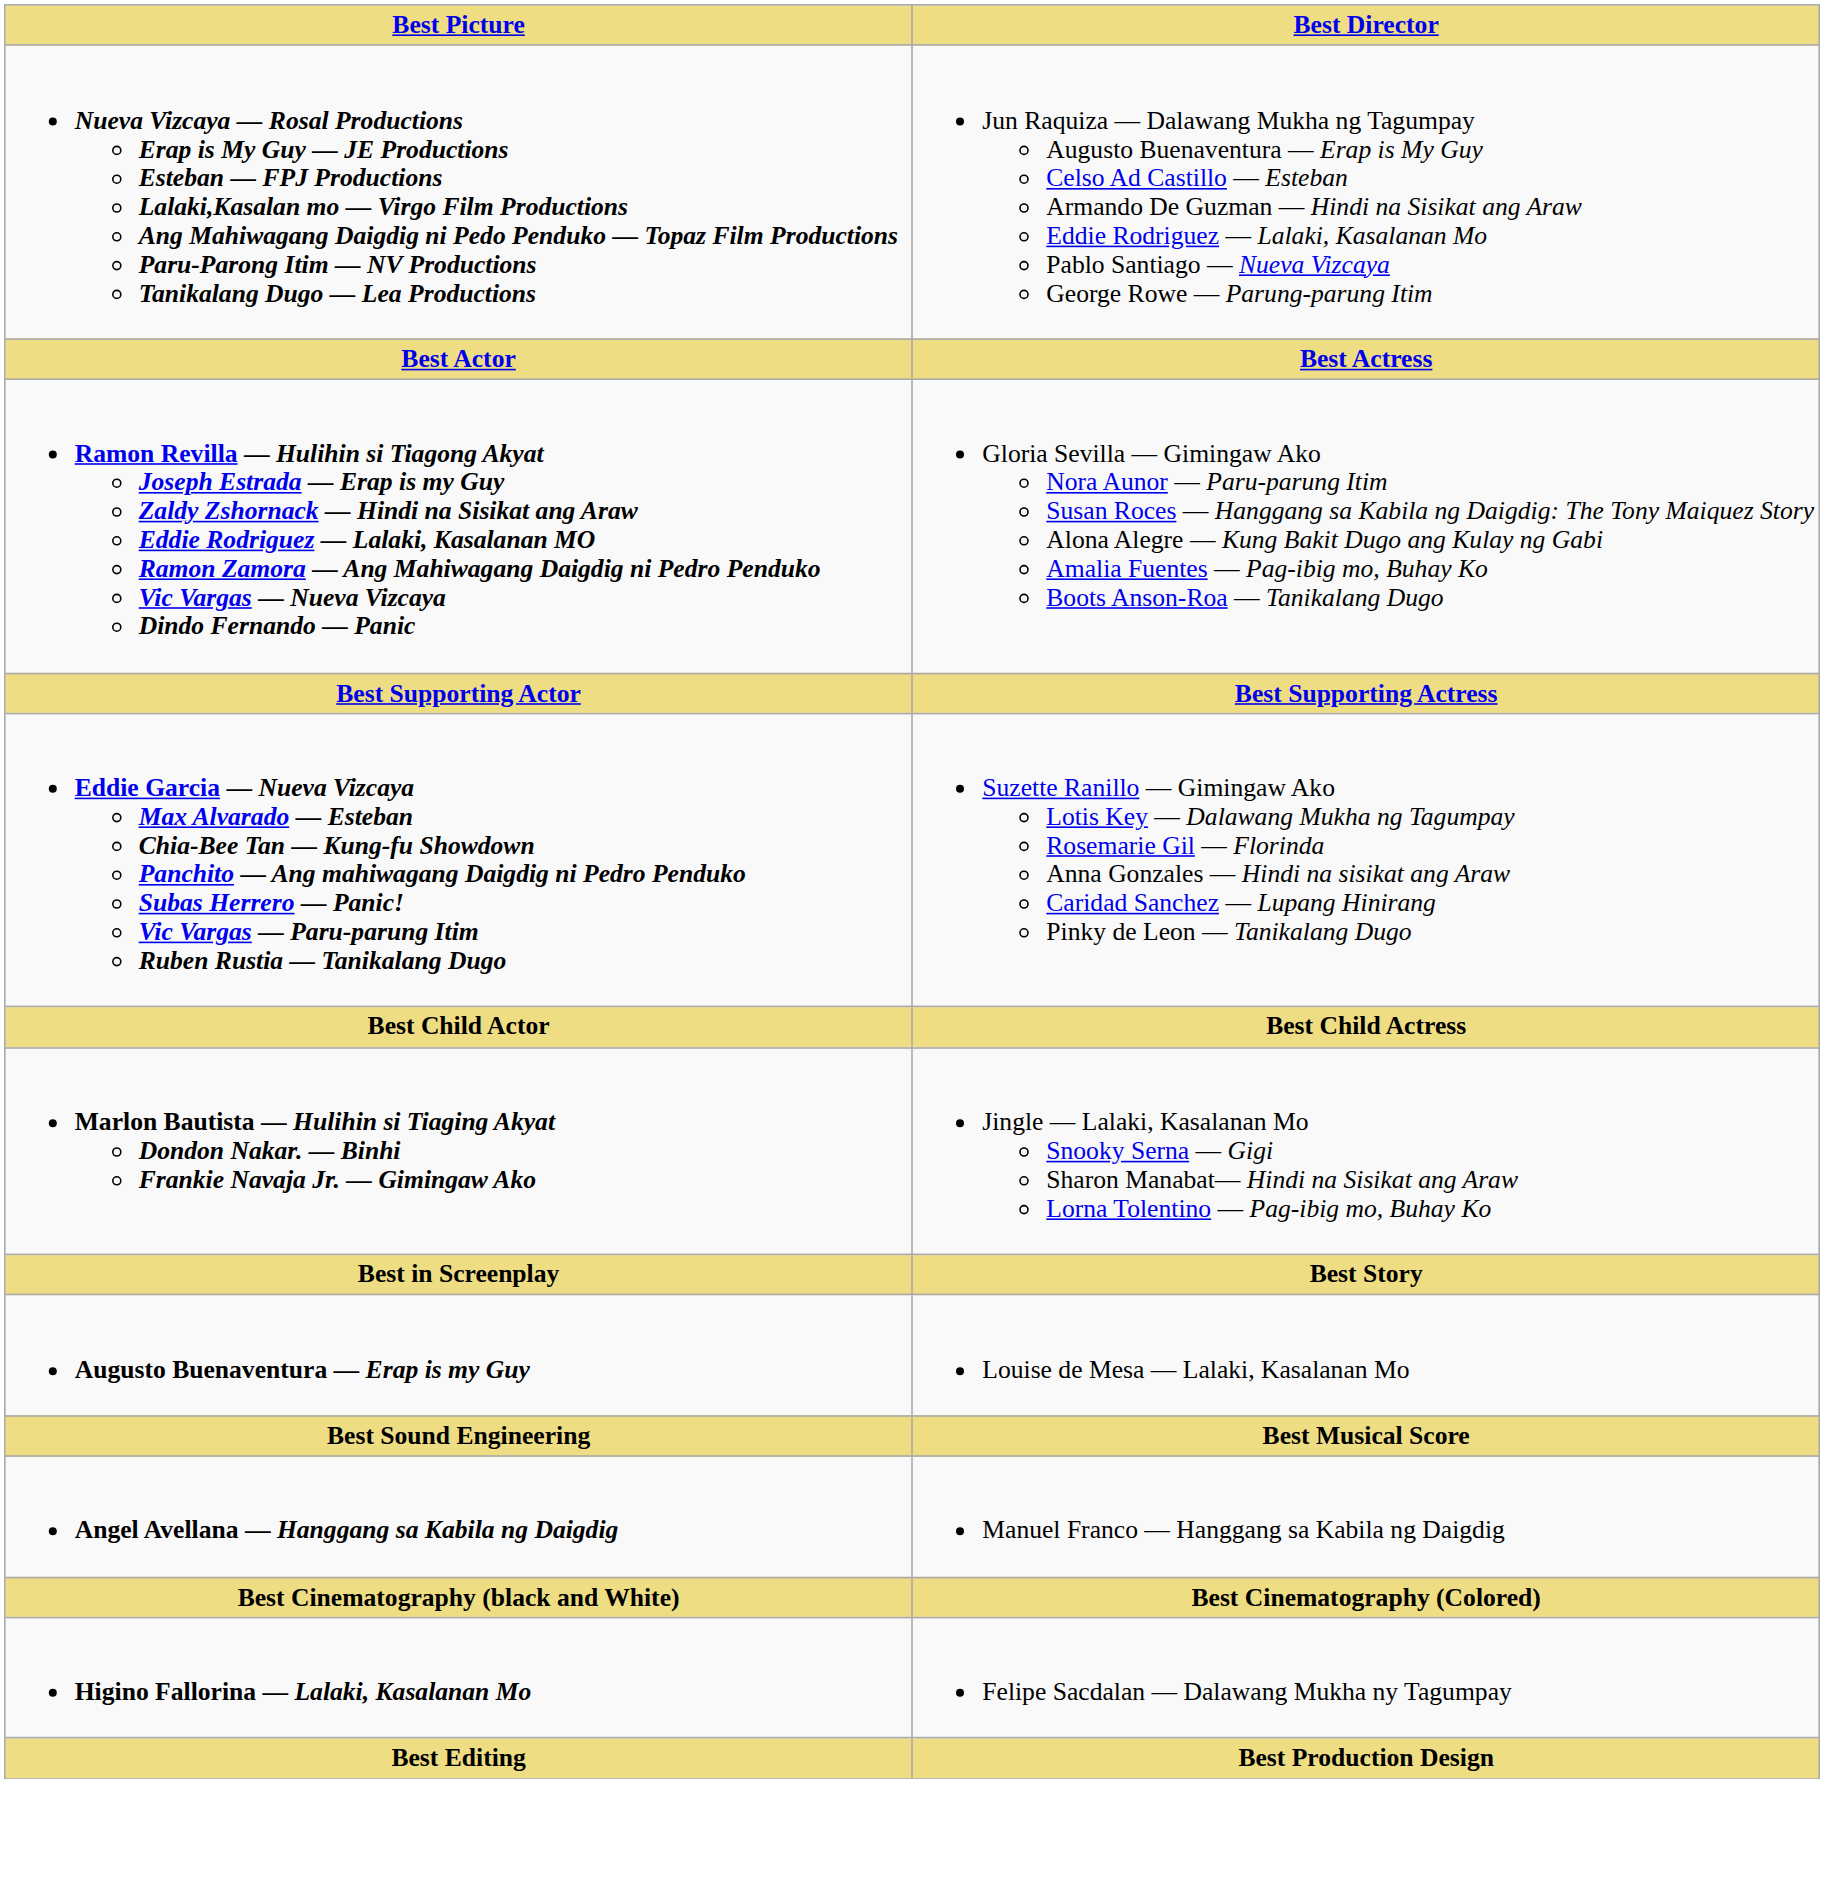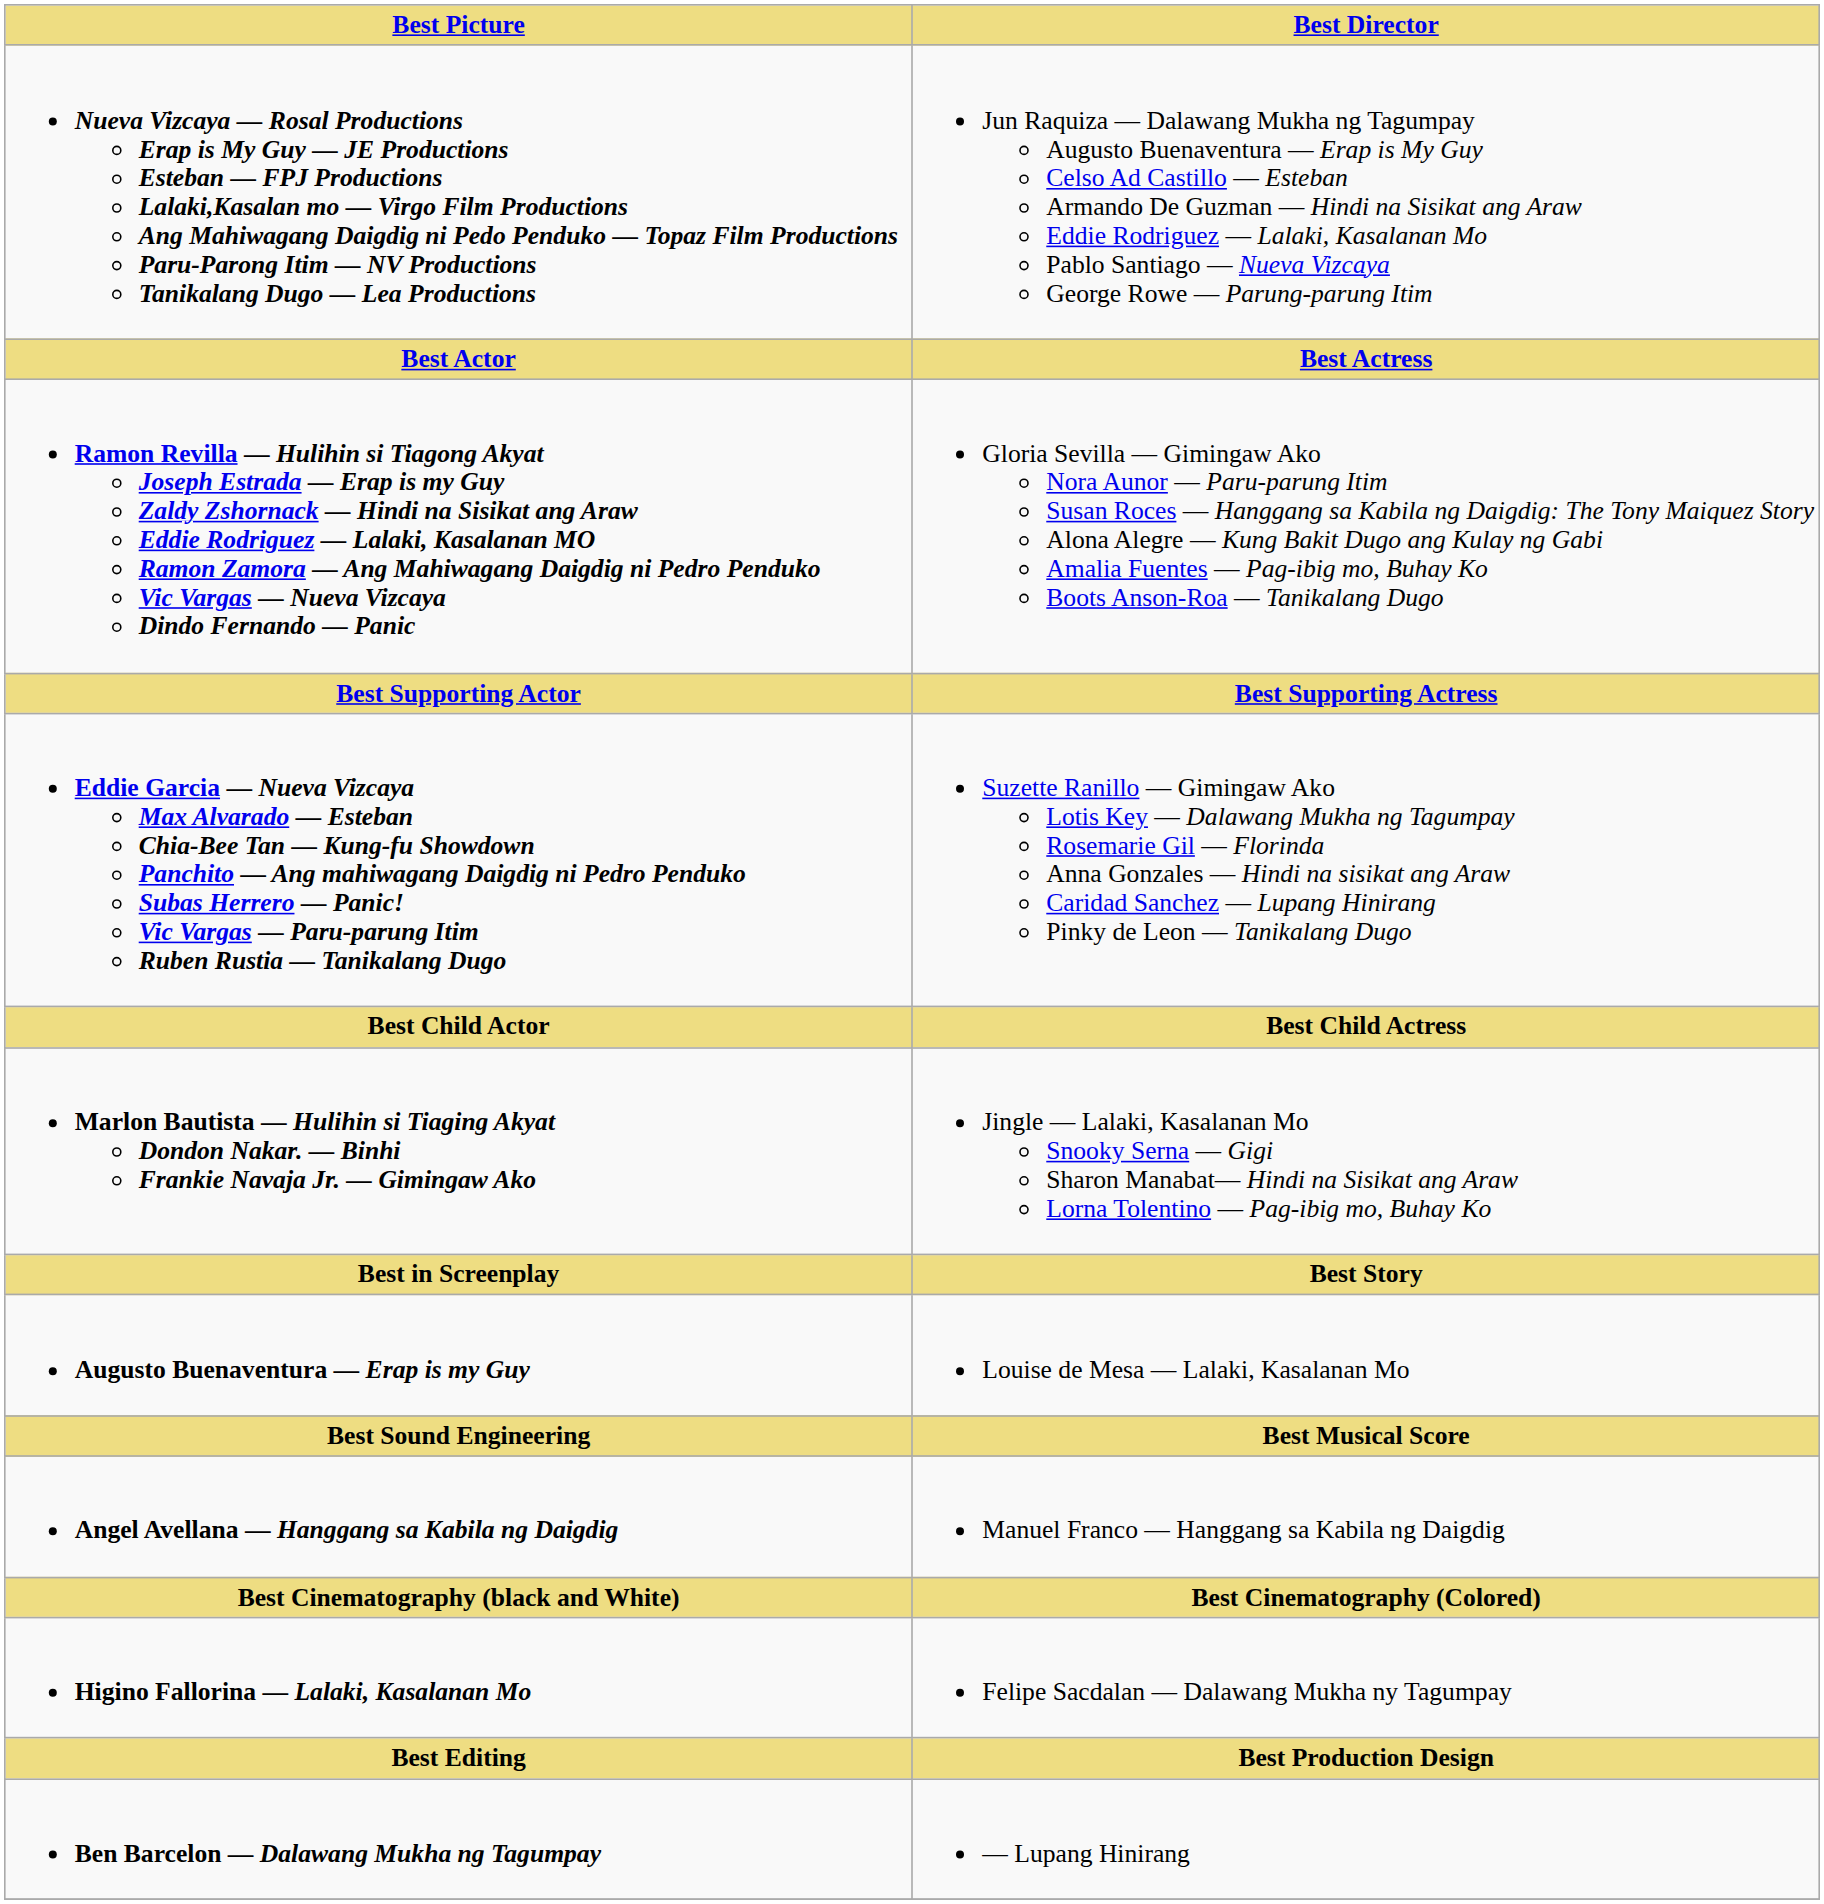+ row: (459, 1853)
